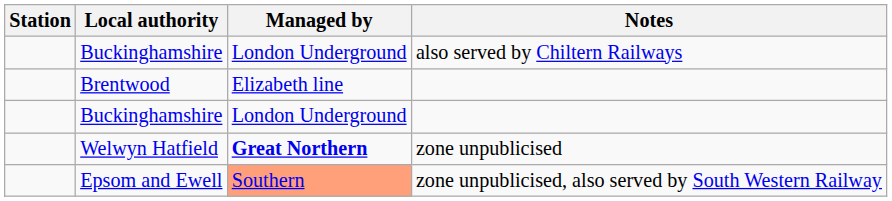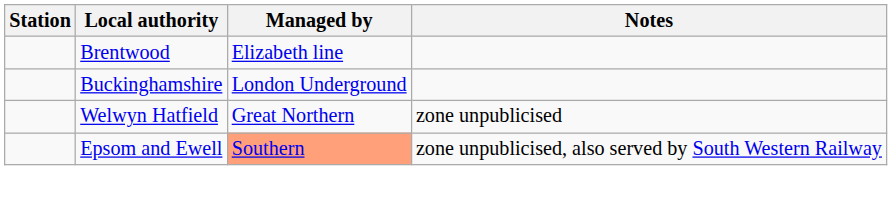- row: (151, 52)
(300, 148) bold -> (293, 116) normal
